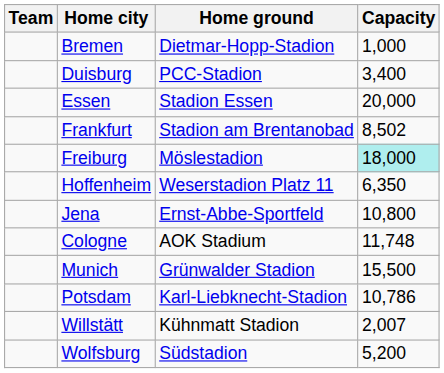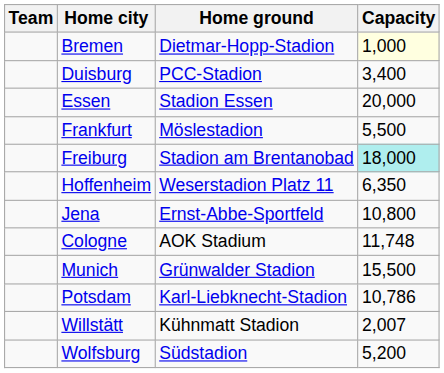(384, 46) no background -> (384, 46) lightyellow background
(257, 130) Stadion am Brentanobad -> (211, 130) Möslestadion
(384, 130) 8,502 -> (384, 130) 5,500
(211, 158) Möslestadion -> (257, 158) Stadion am Brentanobad
